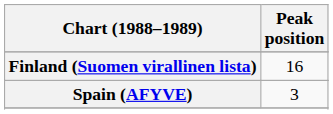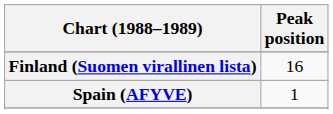(294, 94) 3 -> (294, 94) 1
